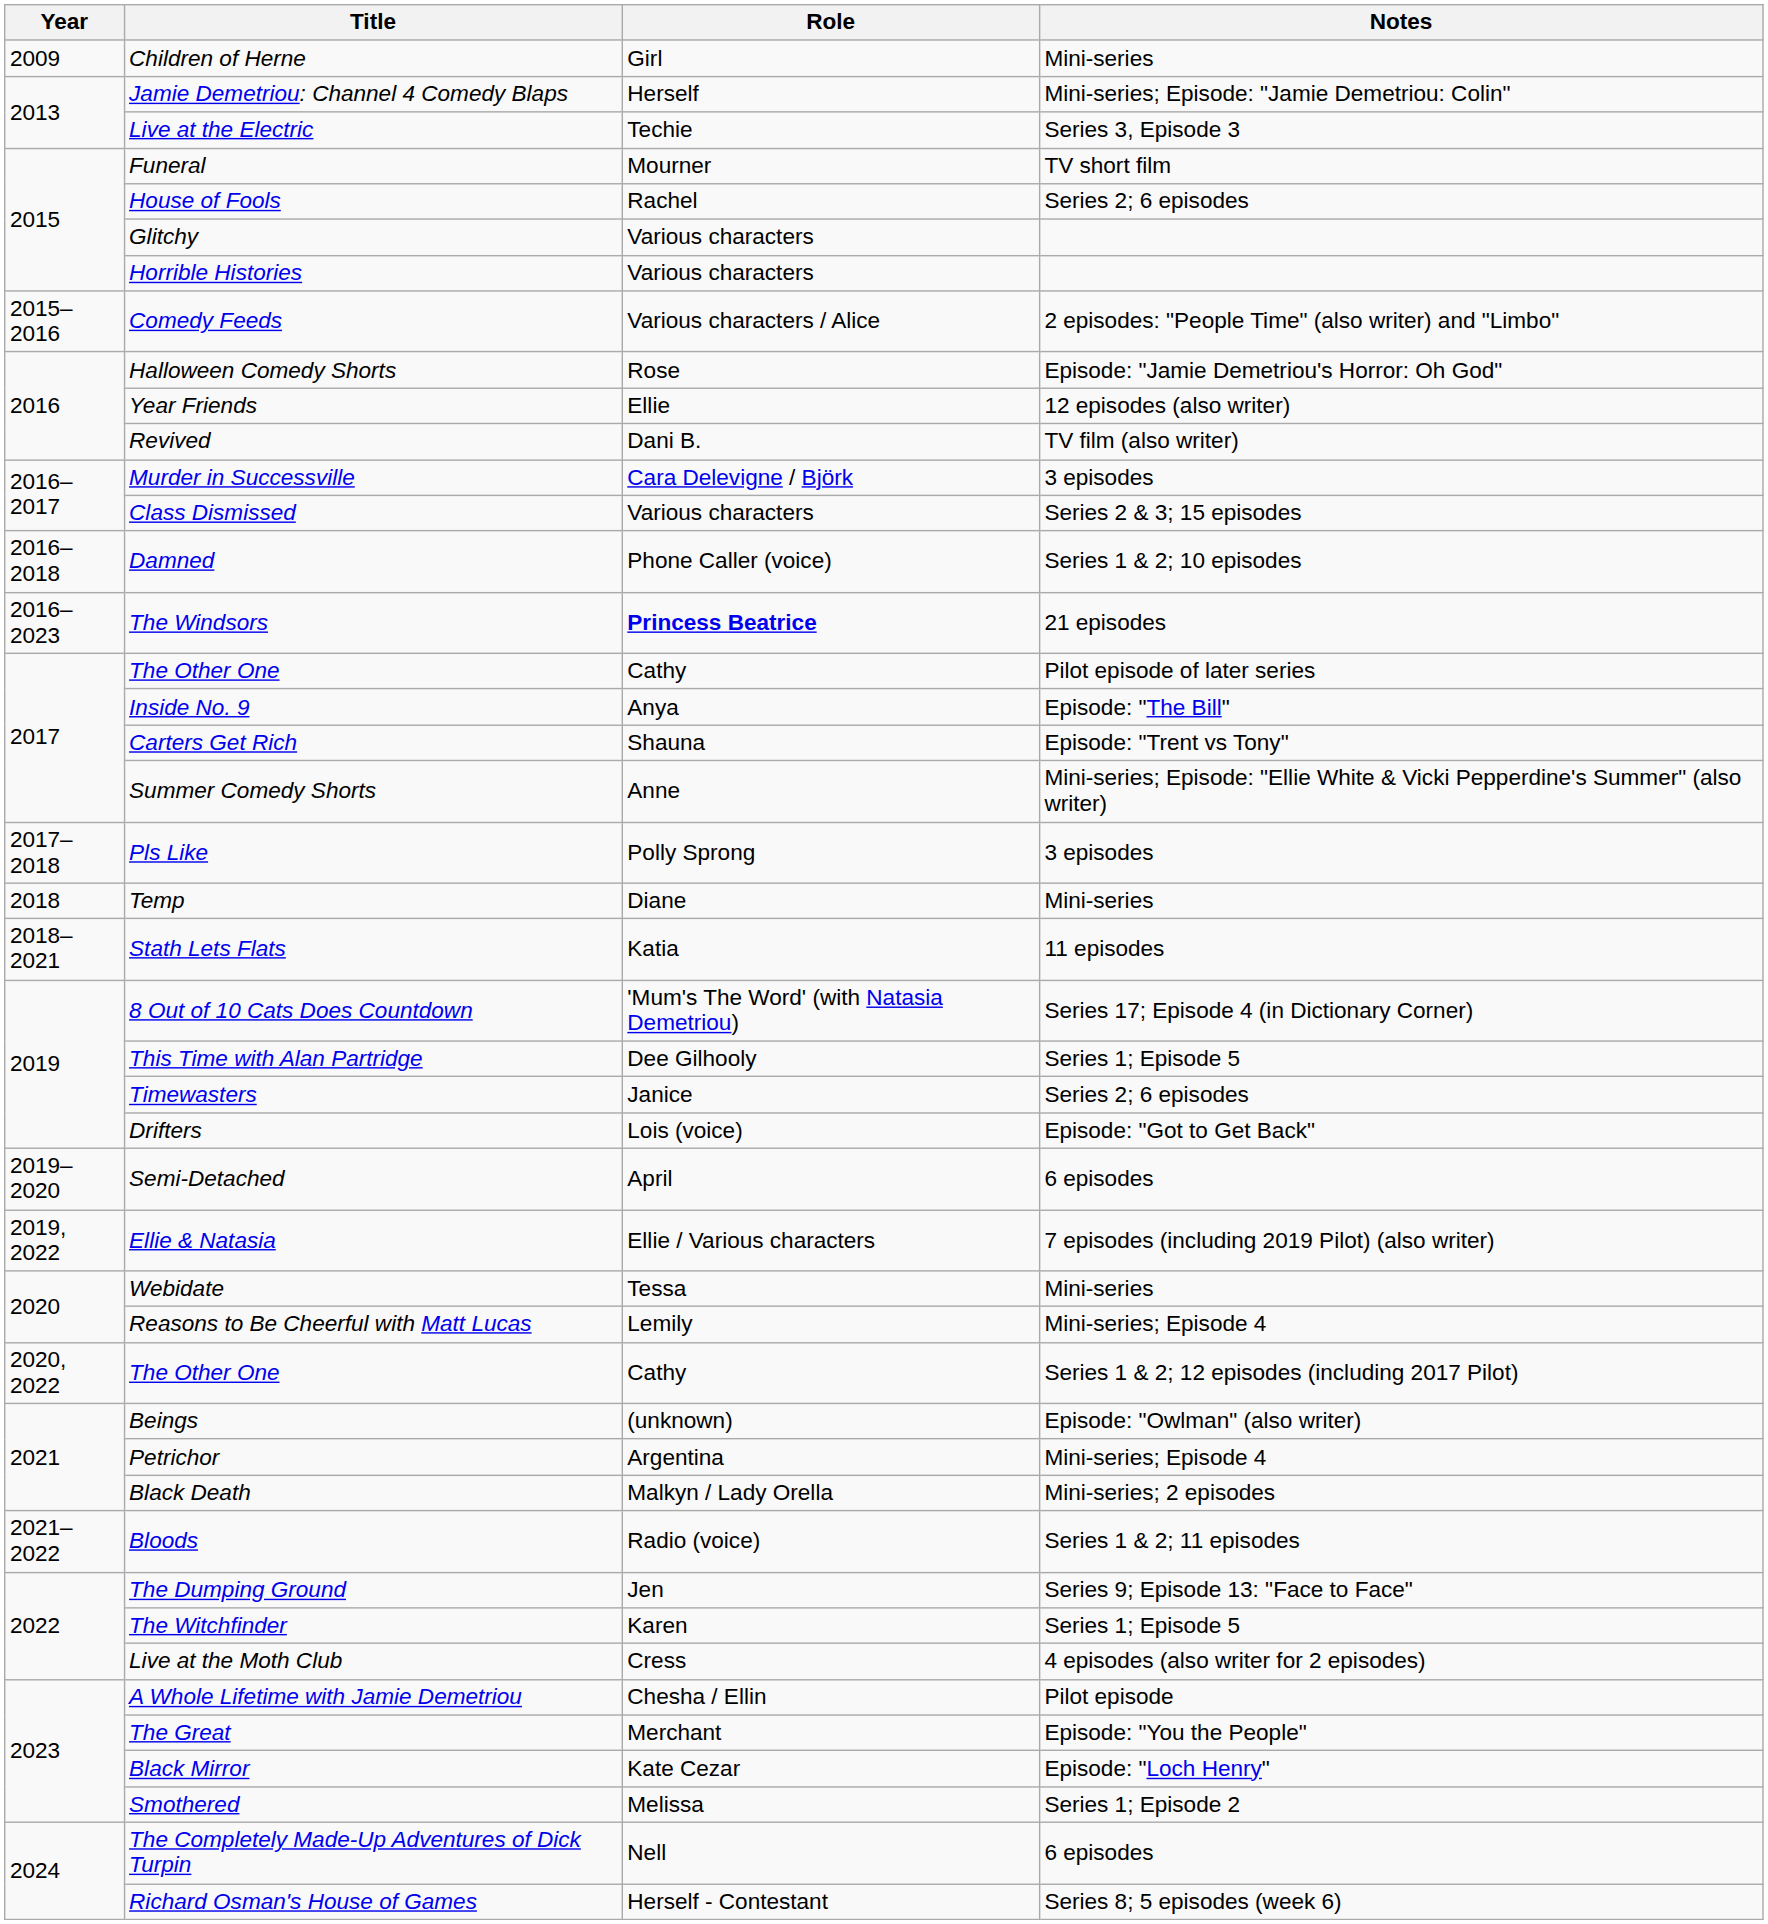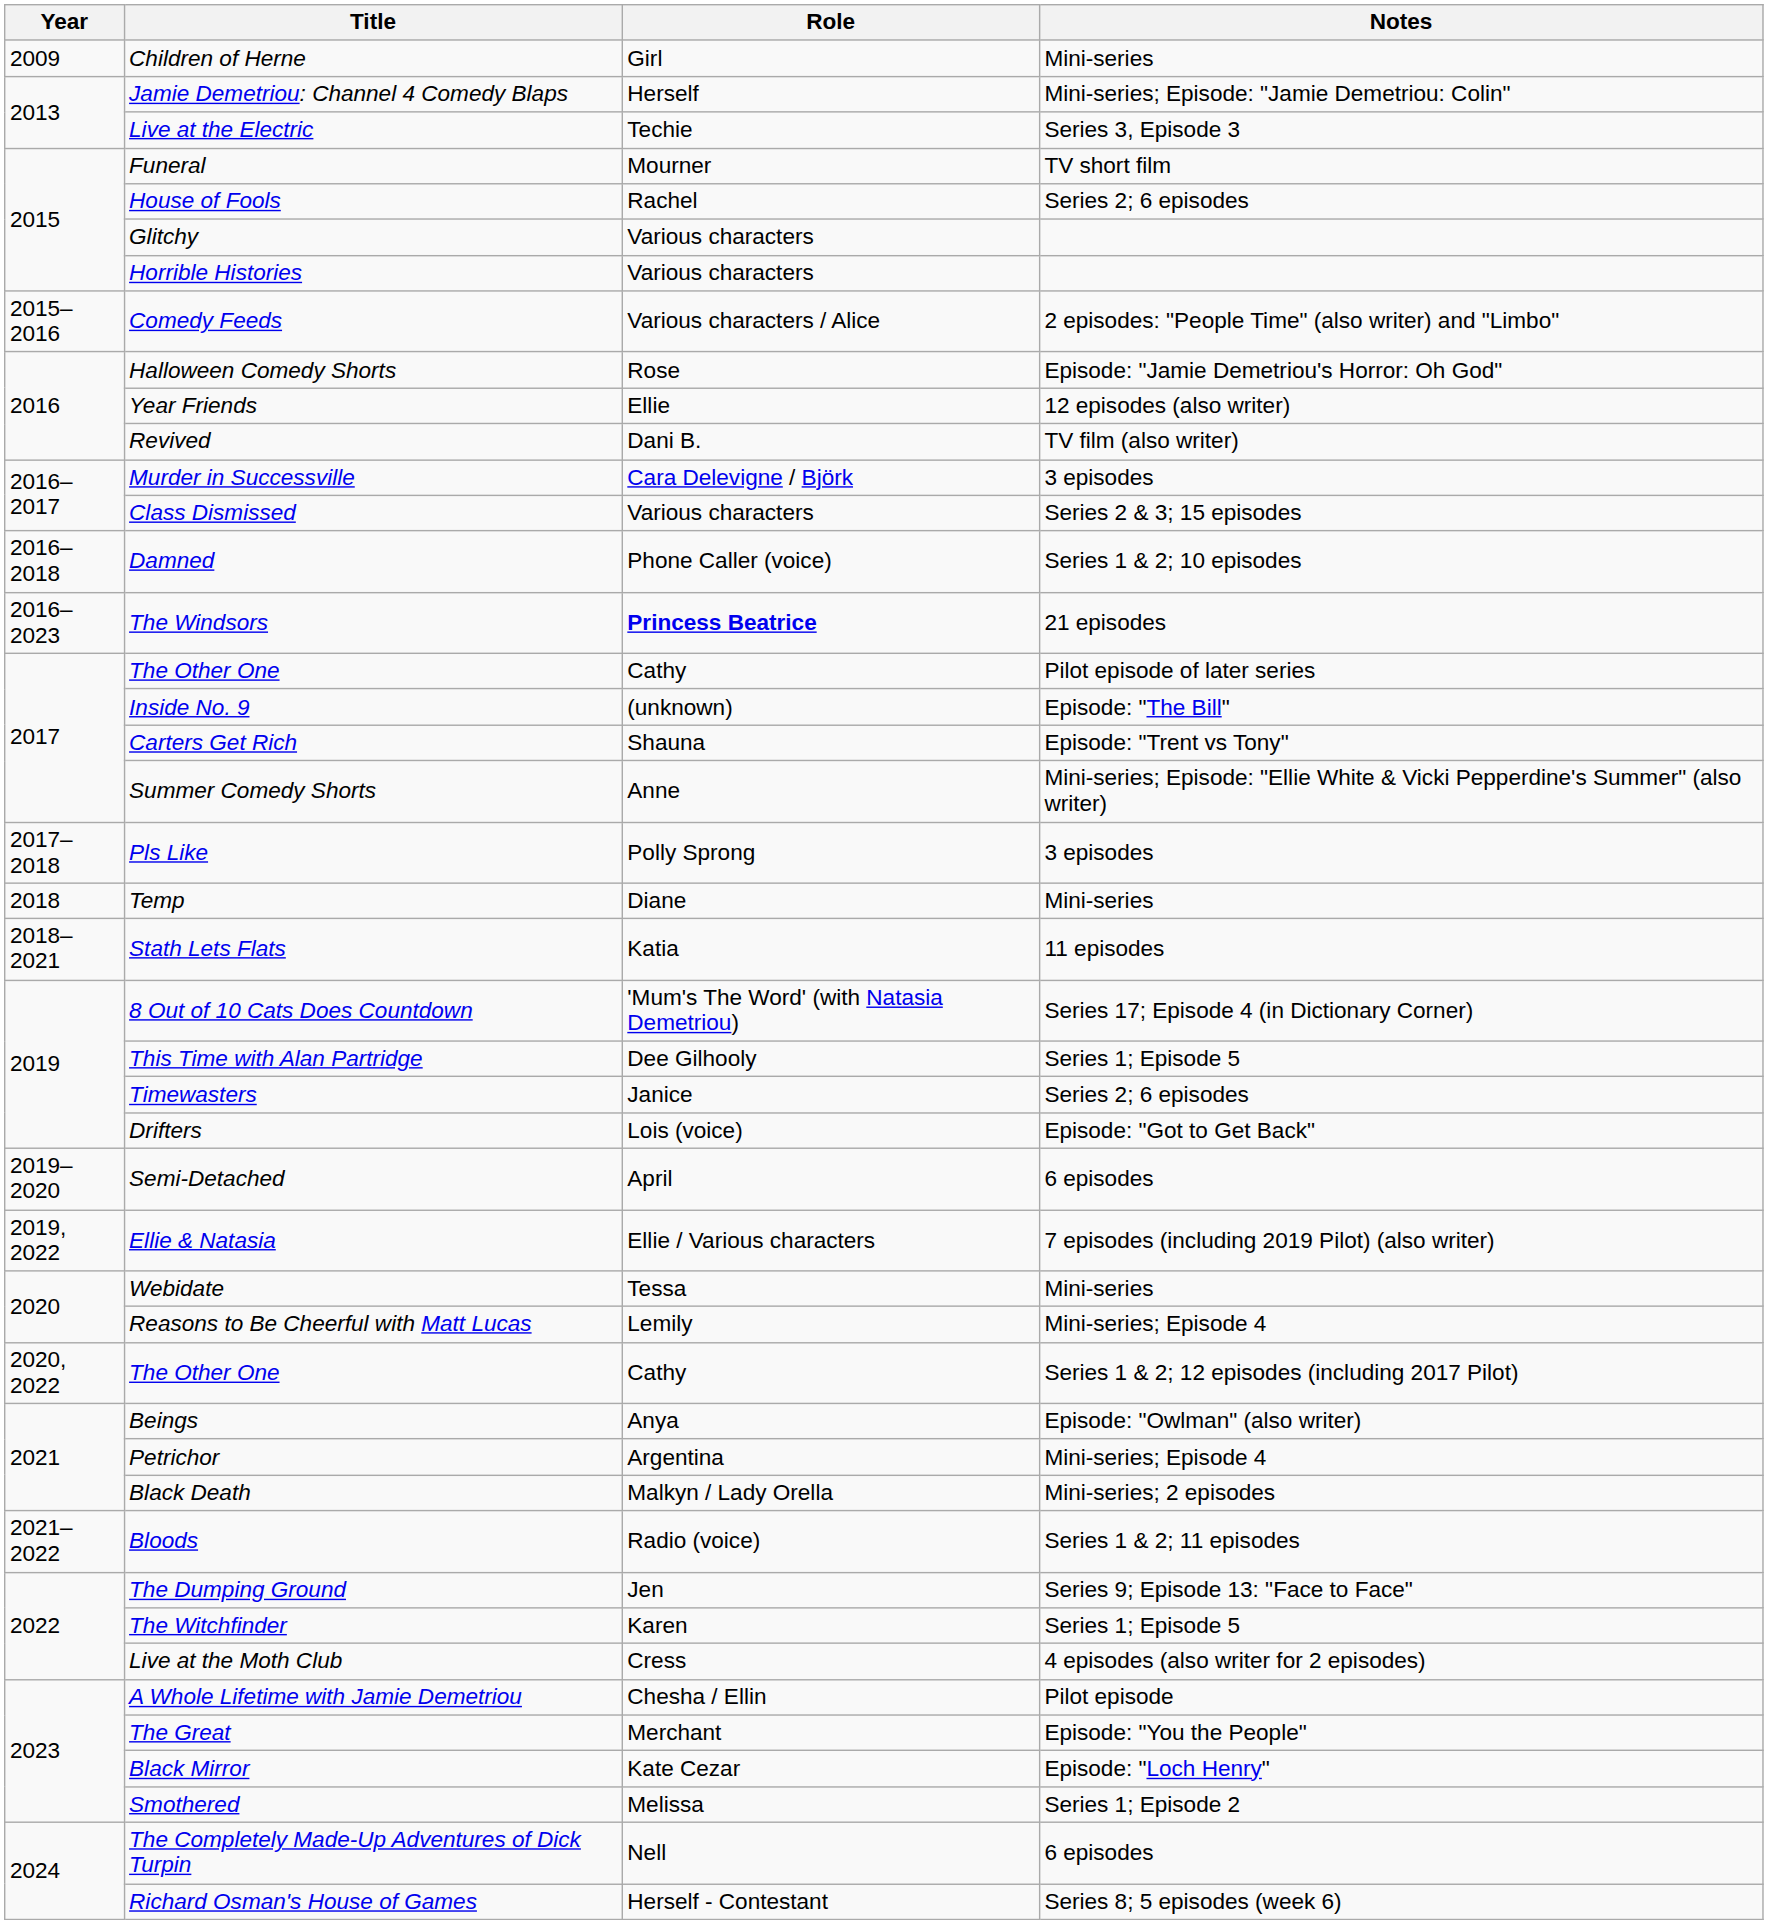(653, 706) Anya -> (680, 706) (unknown)
(680, 1421) (unknown) -> (653, 1421) Anya
